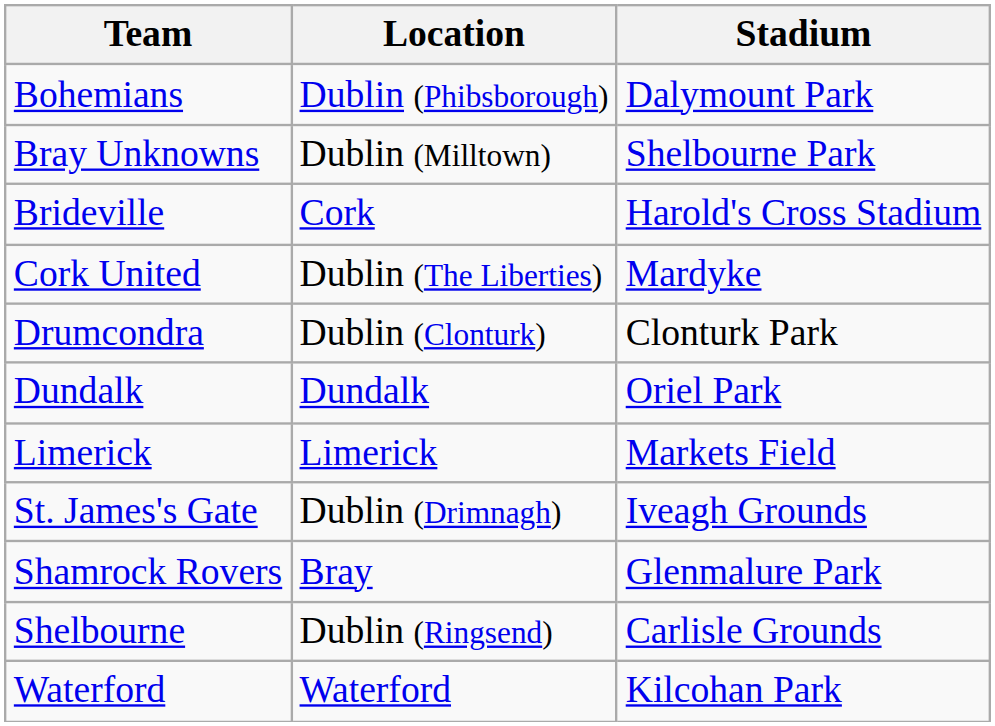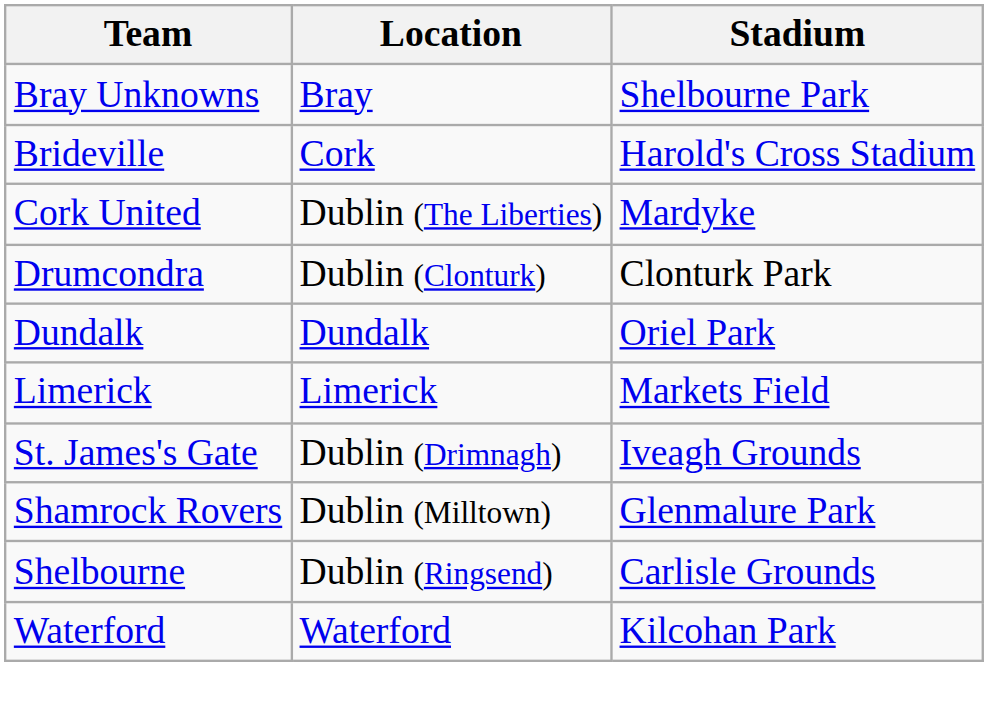- row: (98, 93)
(425, 153) Dublin (Milltown) -> (336, 93) Bray
(336, 570) Bray -> (425, 511) Dublin (Milltown)
